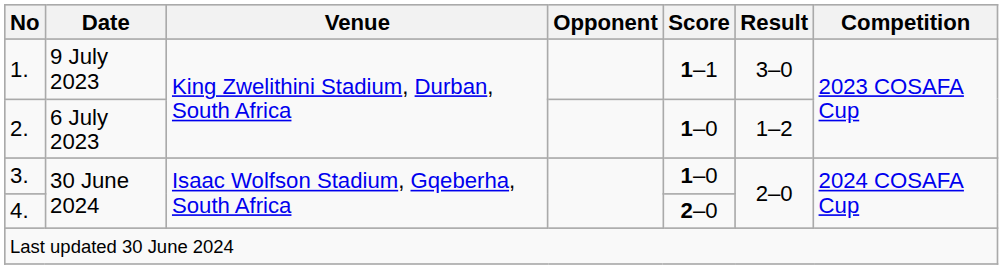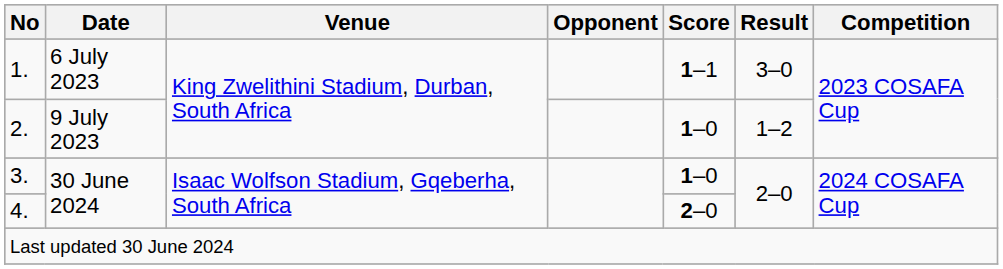(79, 69) 9 July 2023 -> (79, 69) 6 July 2023
(79, 128) 6 July 2023 -> (79, 128) 9 July 2023
